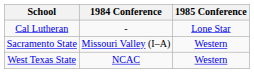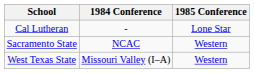(126, 44) Missouri Valley (I–A) -> (126, 44) NCAC
(126, 60) NCAC -> (126, 60) Missouri Valley (I–A)
